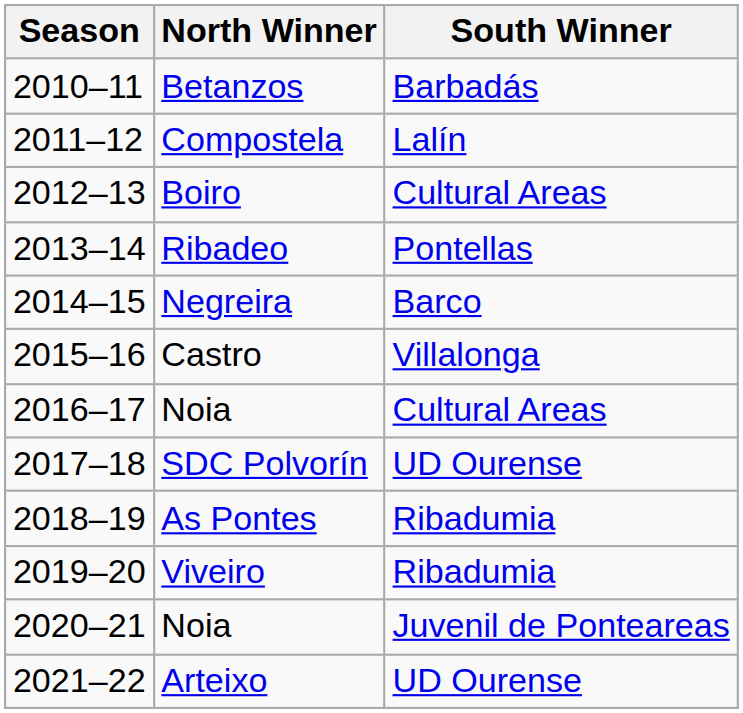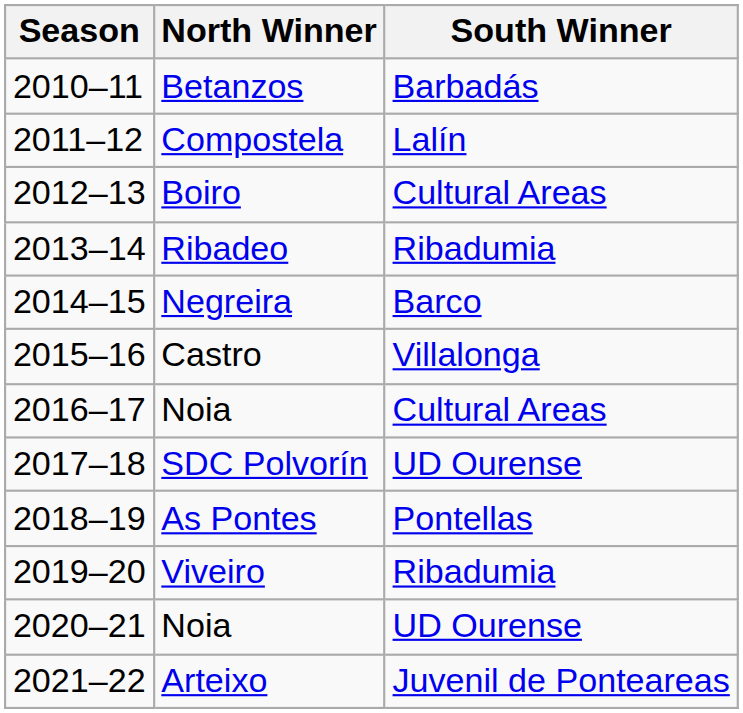(463, 247) Pontellas -> (474, 247) Ribadumia
(474, 517) Ribadumia -> (463, 517) Pontellas
(561, 626) Juvenil de Ponteareas -> (487, 626) UD Ourense
(487, 680) UD Ourense -> (561, 680) Juvenil de Ponteareas
